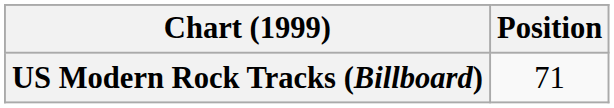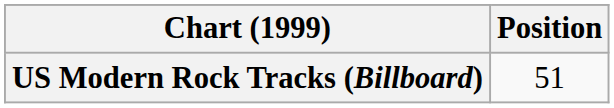(550, 77) 71 -> (550, 77) 51
